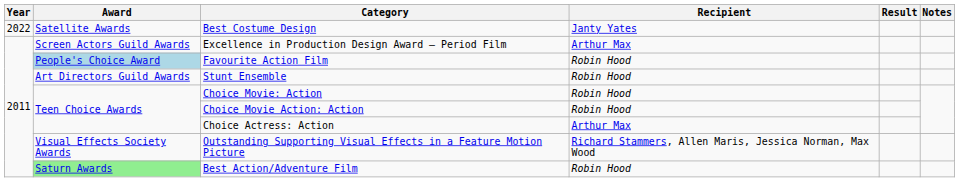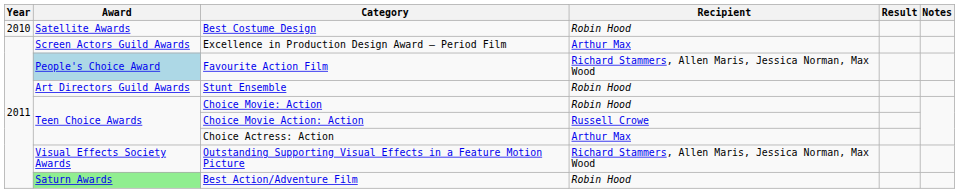(19, 29) 2022 -> (19, 29) 2010
(604, 29) Janty Yates -> (601, 29) Robin Hood
(601, 61) Robin Hood -> (720, 66) Richard Stammers, Allen Maris, Jessica Norman, Max Wood
(601, 109) Robin Hood -> (610, 120) Russell Crowe
